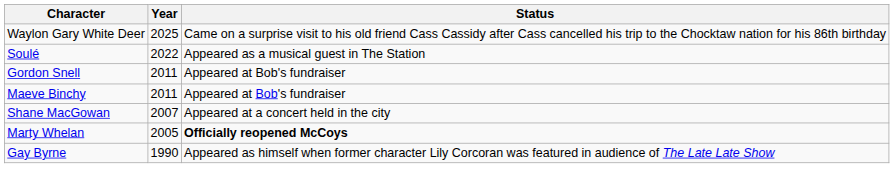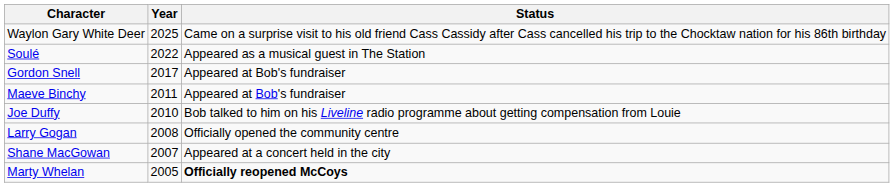(164, 73) 2011 -> (164, 73) 2017
+ row: (34, 113)
+ row: (42, 133)
- row: (37, 152)
